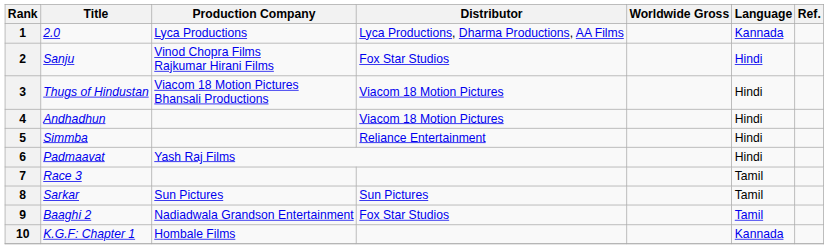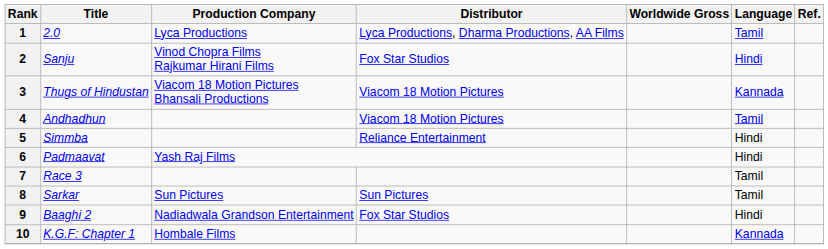(759, 33) Kannada -> (749, 33) Tamil
(749, 92) Hindi -> (759, 92) Kannada
(749, 118) Hindi -> (749, 118) Tamil
(749, 215) Tamil -> (749, 215) Hindi
